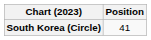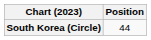(125, 27) 41 -> (125, 27) 44
